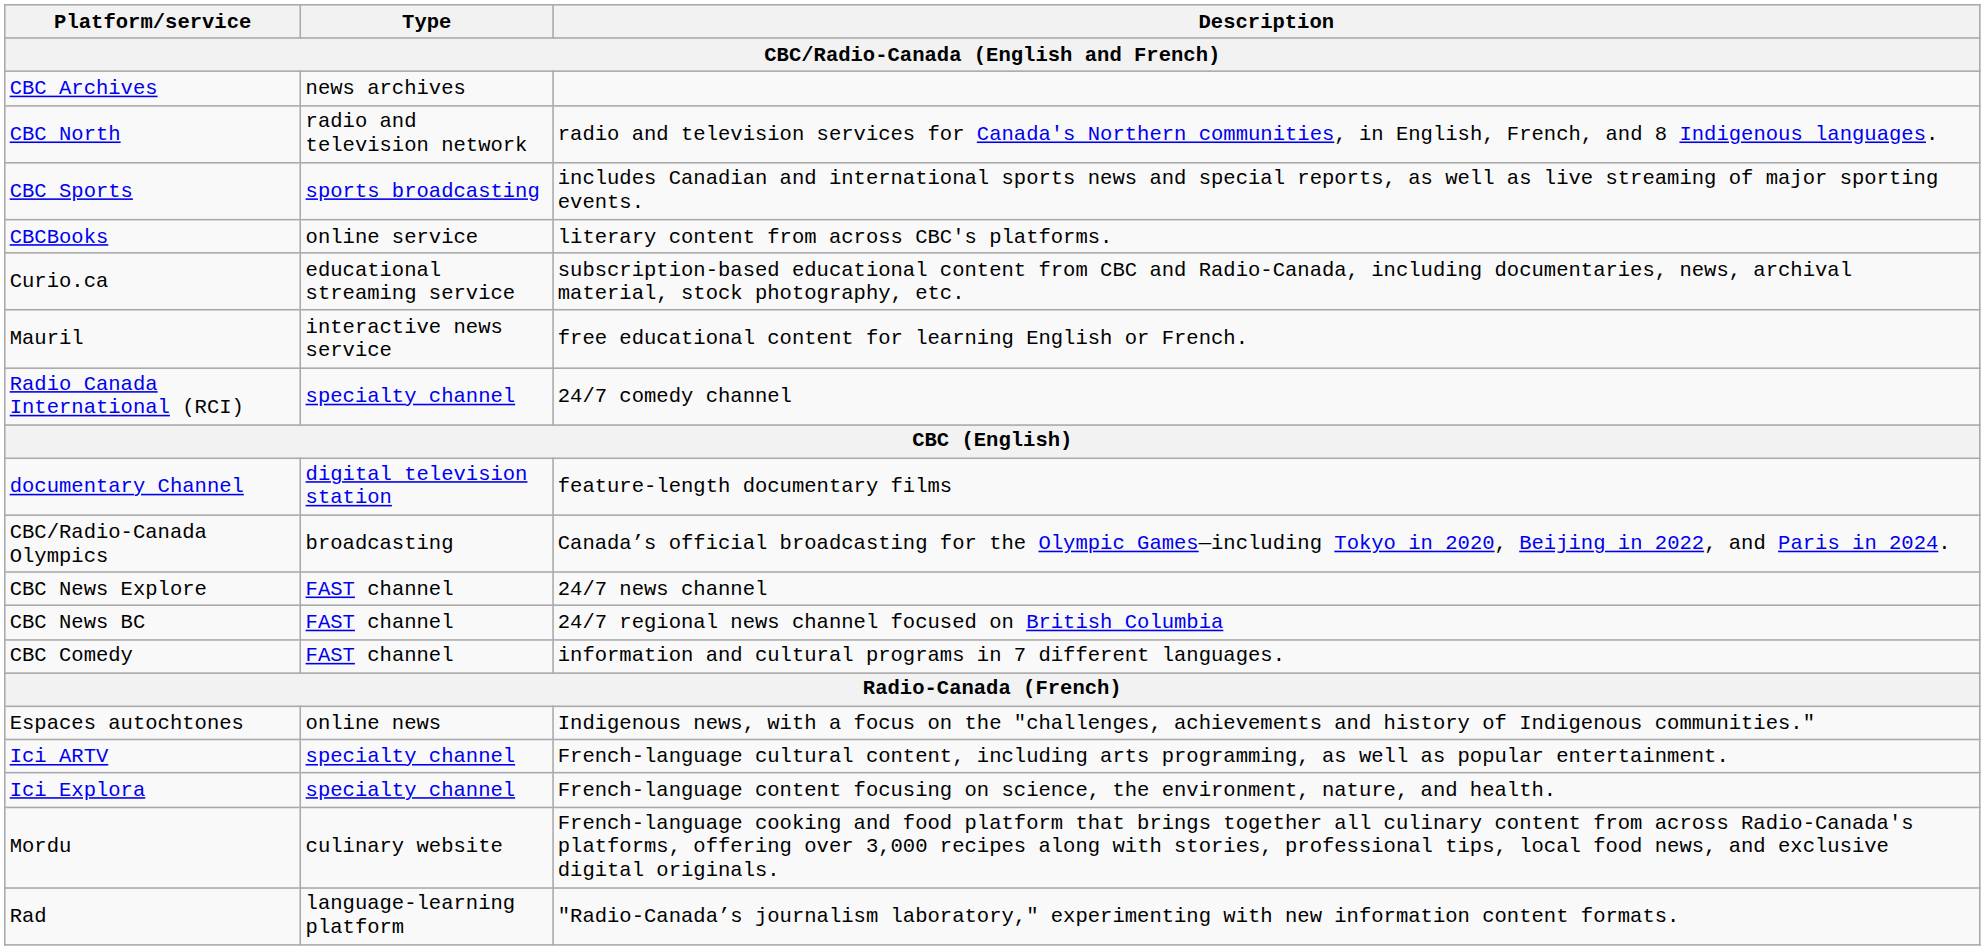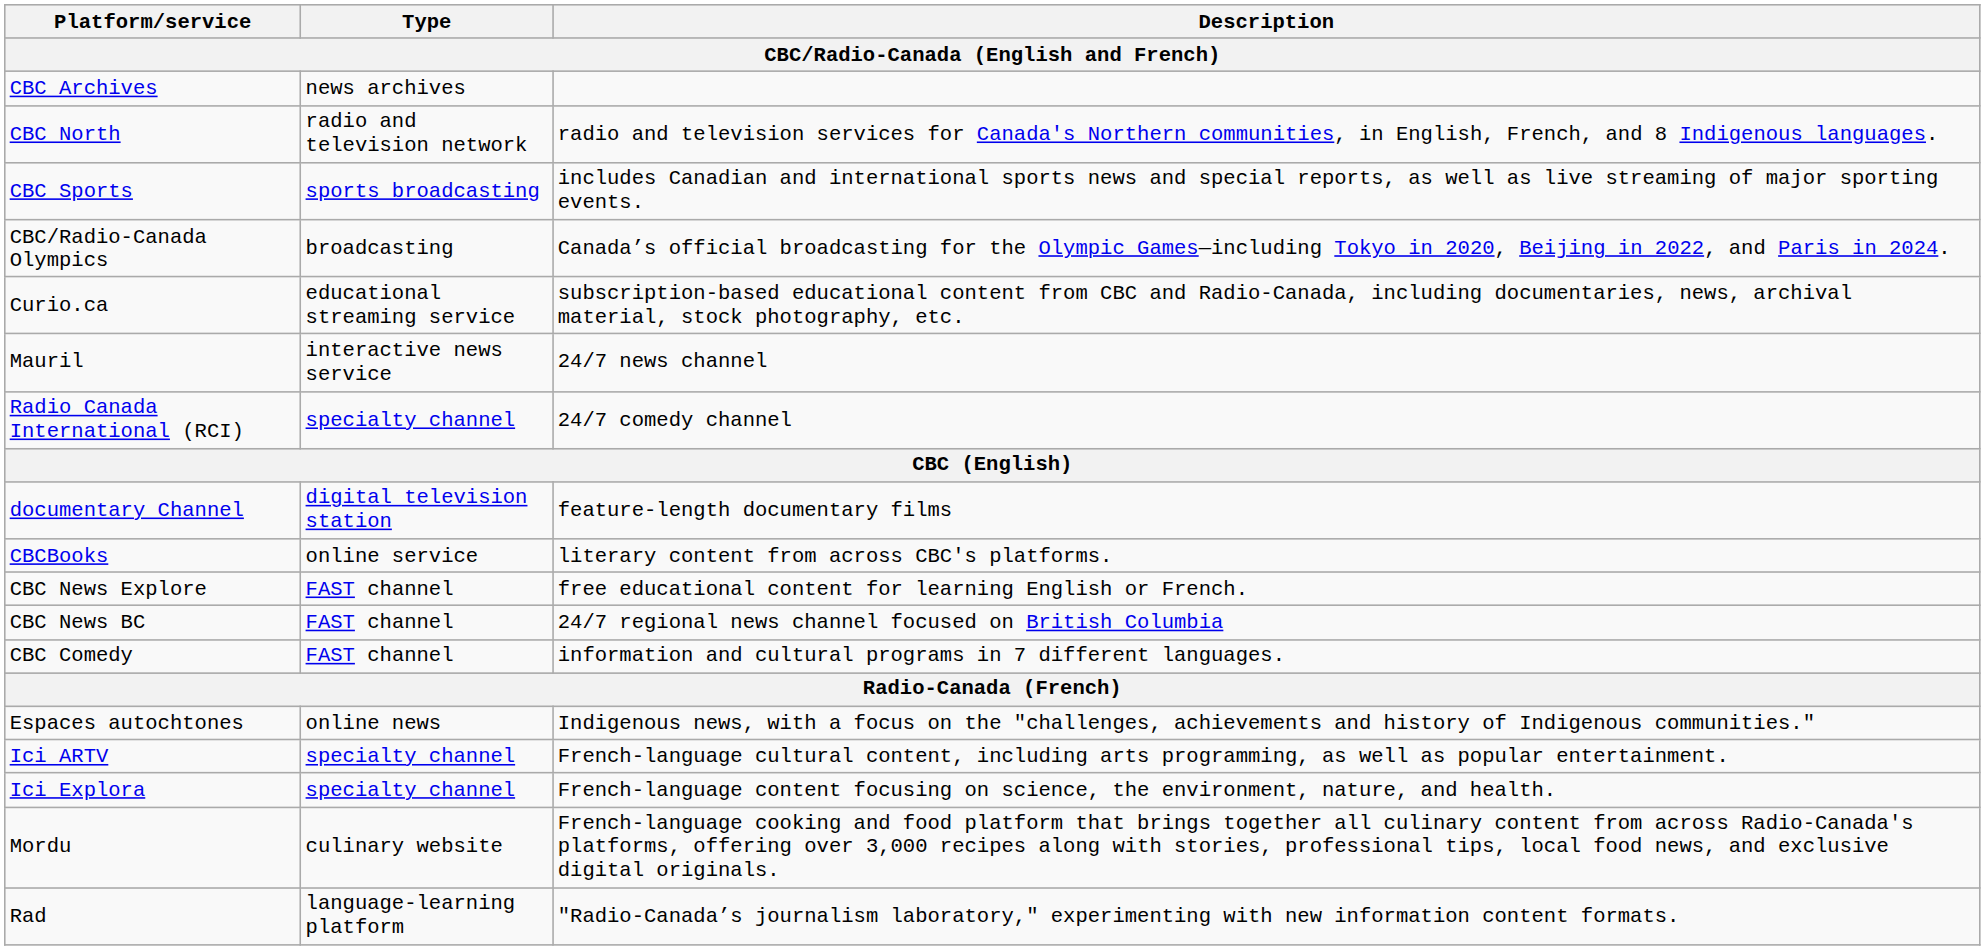rows swapped: (108, 544) <-> (59, 236)
(903, 339) free educational content for learning English or French. -> (663, 363) 24/7 news channel
(663, 589) 24/7 news channel -> (903, 589) free educational content for learning English or French.
